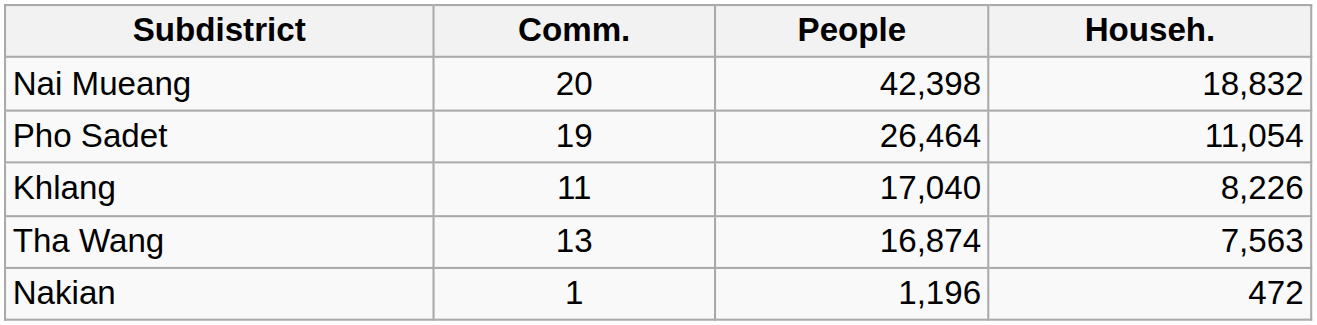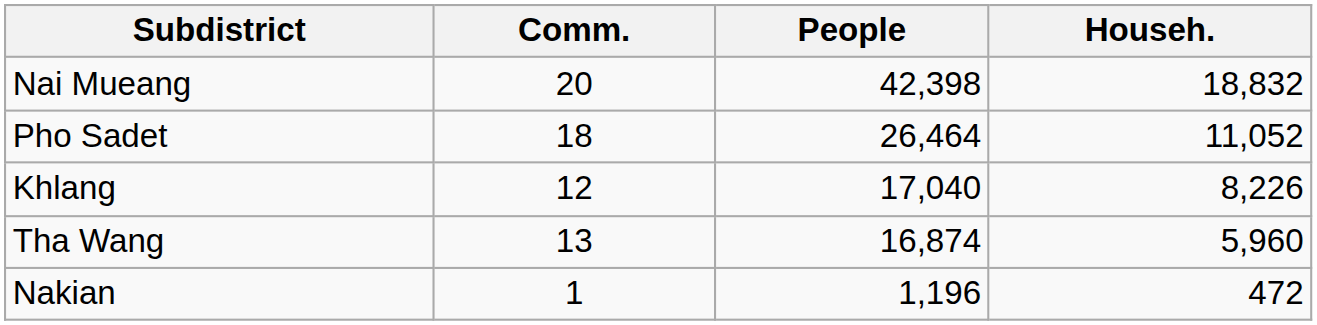(574, 135) 19 -> (574, 135) 18
(1254, 135) 11,054 -> (1254, 135) 11,052
(574, 188) 11 -> (574, 188) 12
(1262, 240) 7,563 -> (1262, 240) 5,960
